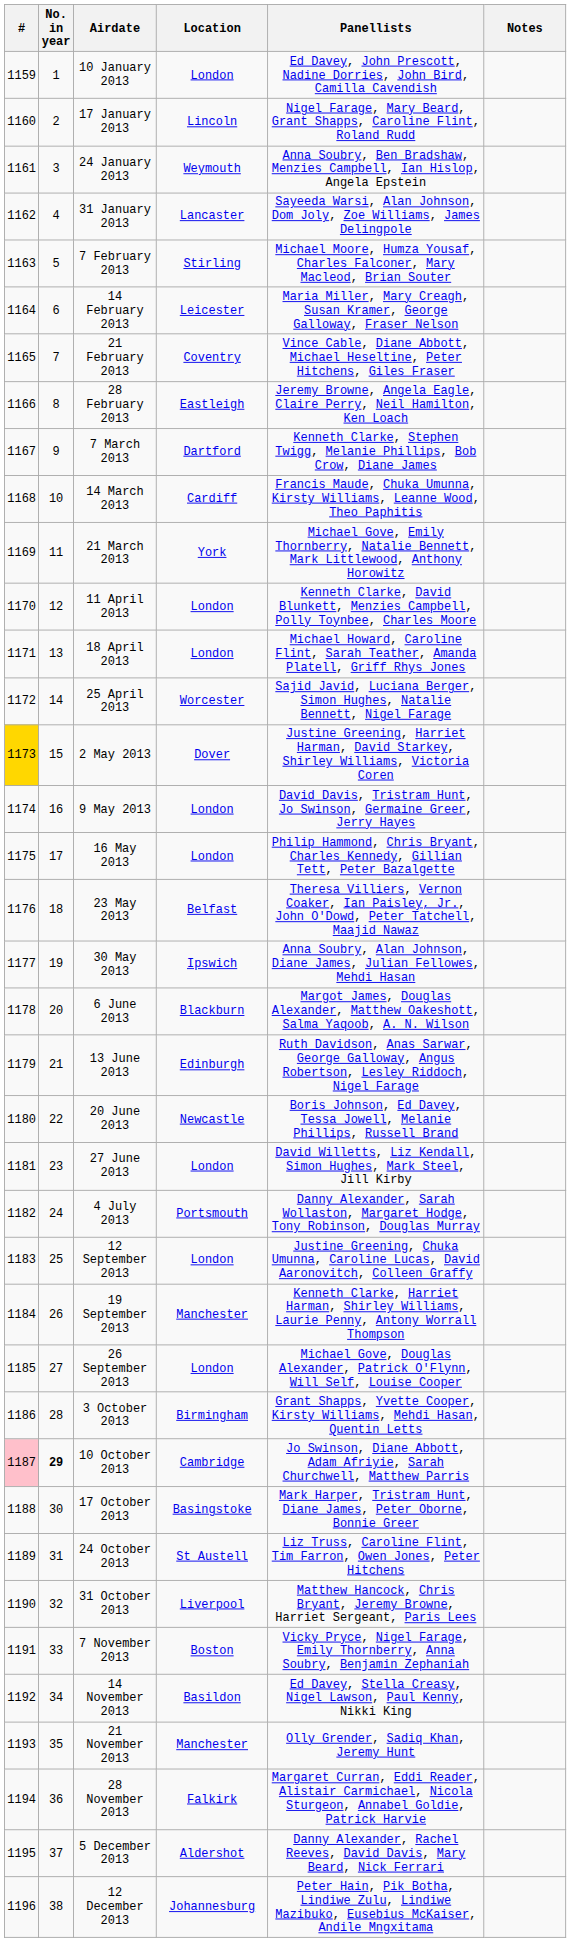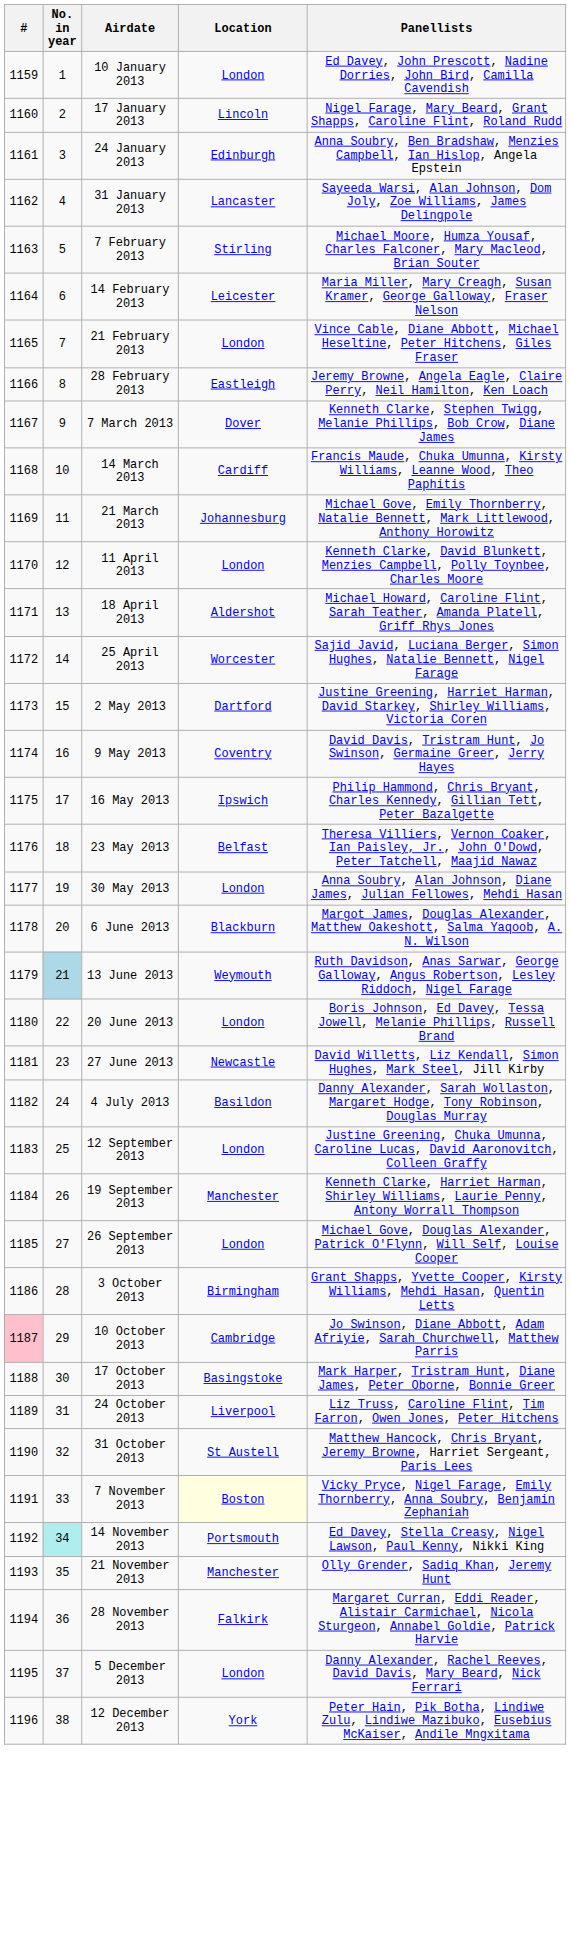- column: (525, 28)
(212, 169) Weymouth -> (243, 155) Edinburgh
(212, 358) Coventry -> (243, 344) London
(212, 452) Dartford -> (243, 424) Dover
(212, 553) York -> (243, 518) Johannesburg
(212, 654) London -> (243, 613) Aldershot
(22, 755) gold background -> (24, 707) no background
(212, 755) Dover -> (243, 707) Dartford
(212, 809) London -> (243, 754) Coventry
(212, 856) London -> (243, 801) Ipswich
(212, 964) Ipswich -> (243, 888) London
(56, 1065) no background -> (62, 976) lightblue background
(212, 1065) Edinburgh -> (243, 976) Weymouth
(212, 1119) Newcastle -> (243, 1023) London
(212, 1166) London -> (243, 1063) Newcastle
(212, 1213) Portsmouth -> (243, 1103) Basildon
(56, 1463) bold -> (62, 1338) normal
(212, 1557) St Austell -> (243, 1412) Liverpool
(212, 1604) Liverpool -> (243, 1452) St Austell
(212, 1651) no background -> (243, 1499) lightyellow background
(56, 1698) no background -> (62, 1539) paleturquoise background
(212, 1698) Basildon -> (243, 1539) Portsmouth
(212, 1853) Aldershot -> (243, 1674) London
(212, 1907) Johannesburg -> (243, 1721) York
